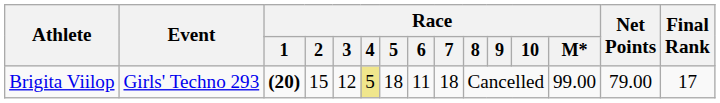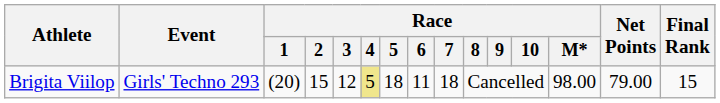(284, 82) bold -> (284, 82) normal
(575, 82) 99.00 -> (575, 82) 98.00
(687, 82) 17 -> (687, 82) 15
